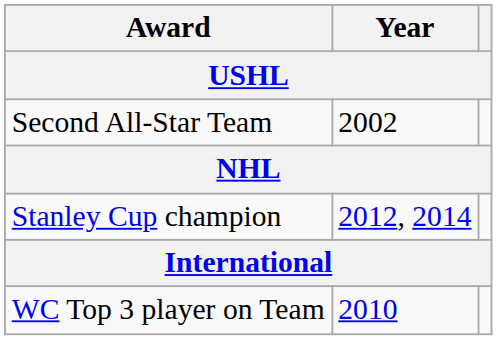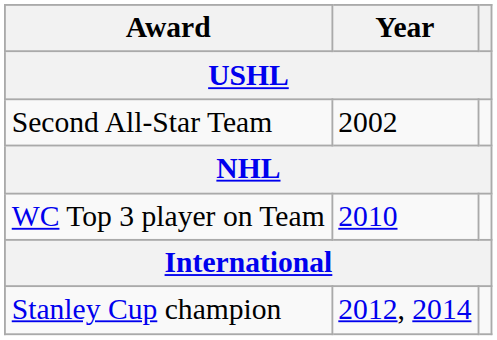rows swapped: (147, 215) <-> (168, 309)
